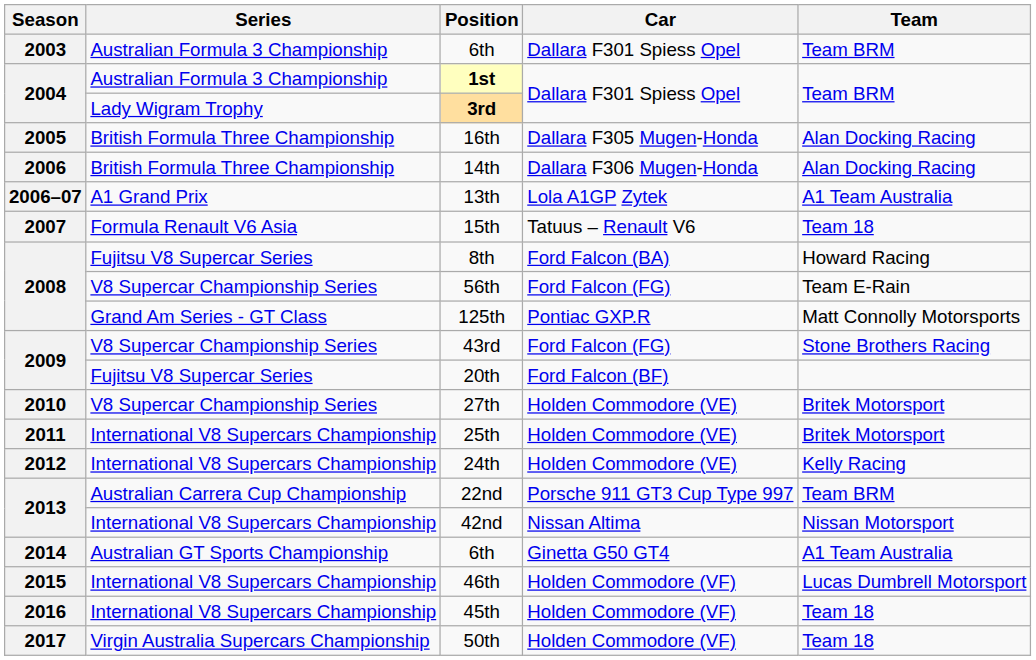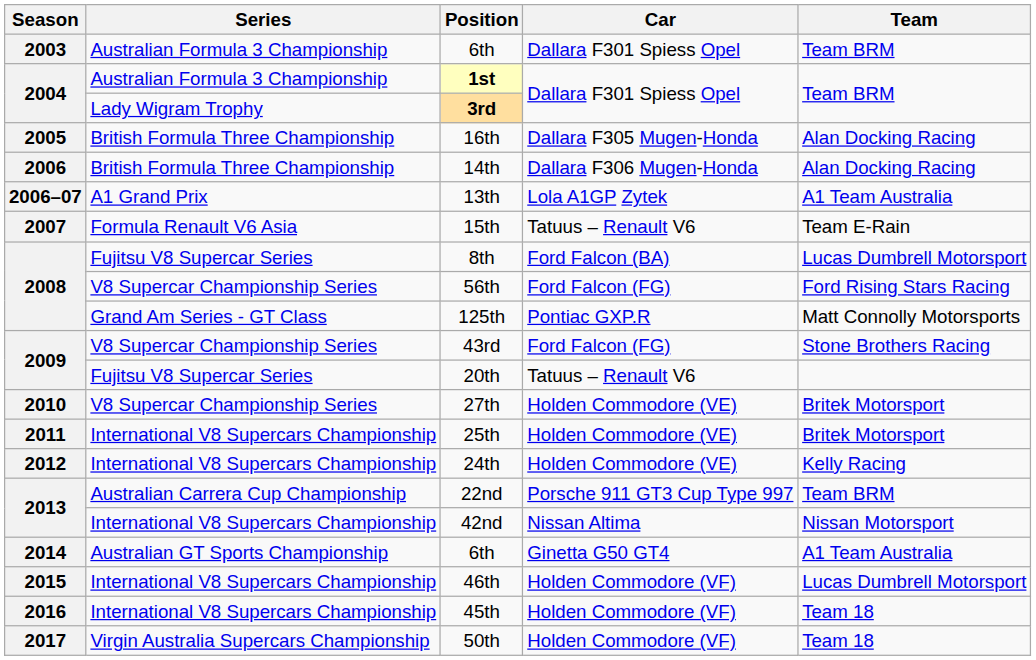(838, 227) Team 18 -> (856, 227) Team E-Rain
(866, 256) Howard Racing -> (914, 256) Lucas Dumbrell Motorsport
(856, 286) Team E-Rain -> (906, 286) Ford Rising Stars Racing
(598, 375) Ford Falcon (BF) -> (611, 375) Tatuus – Renault V6
